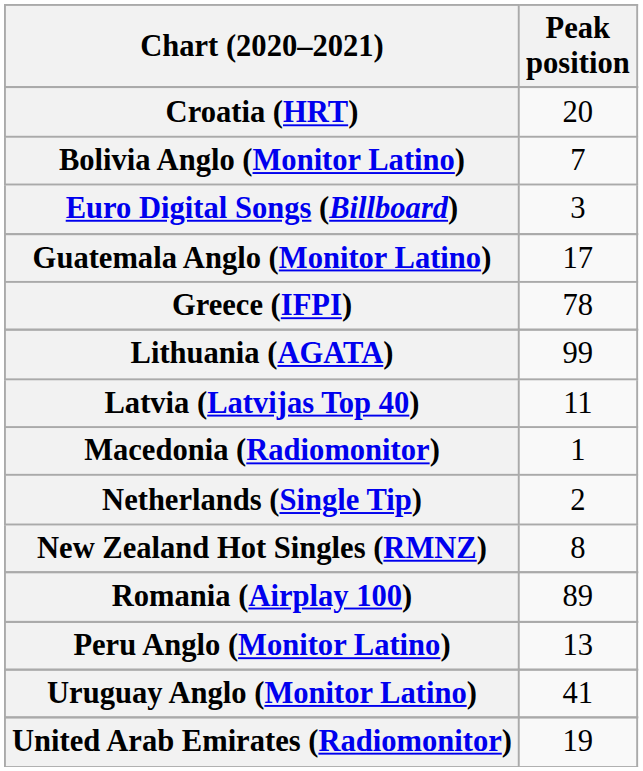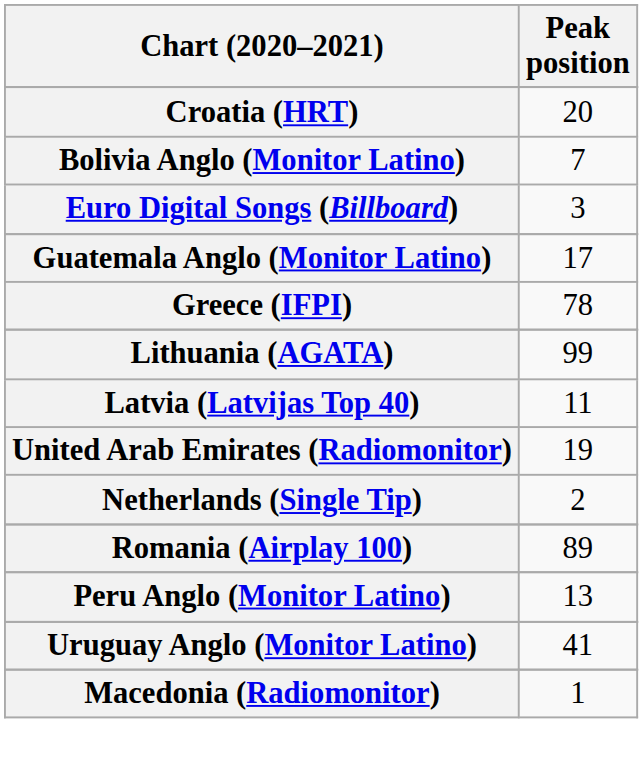rows swapped: (262, 450) <-> (262, 741)
- row: (262, 547)
